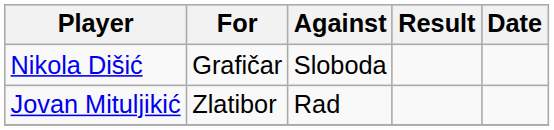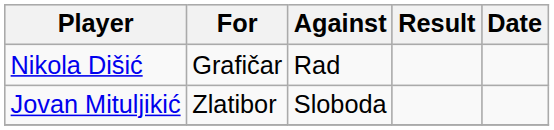(340, 64) Sloboda -> (317, 64) Rad
(317, 104) Rad -> (340, 104) Sloboda
